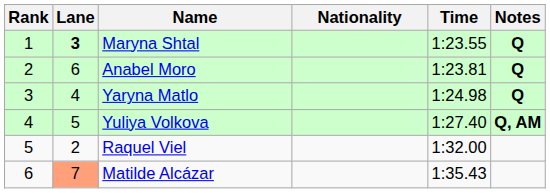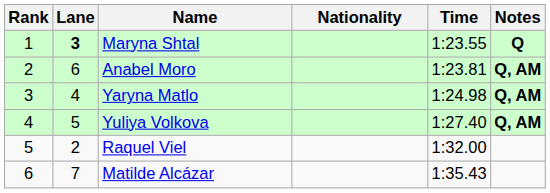(518, 69) Q -> (518, 69) Q, AM
(518, 95) Q -> (518, 95) Q, AM
(75, 174) lightsalmon background -> (75, 174) no background
